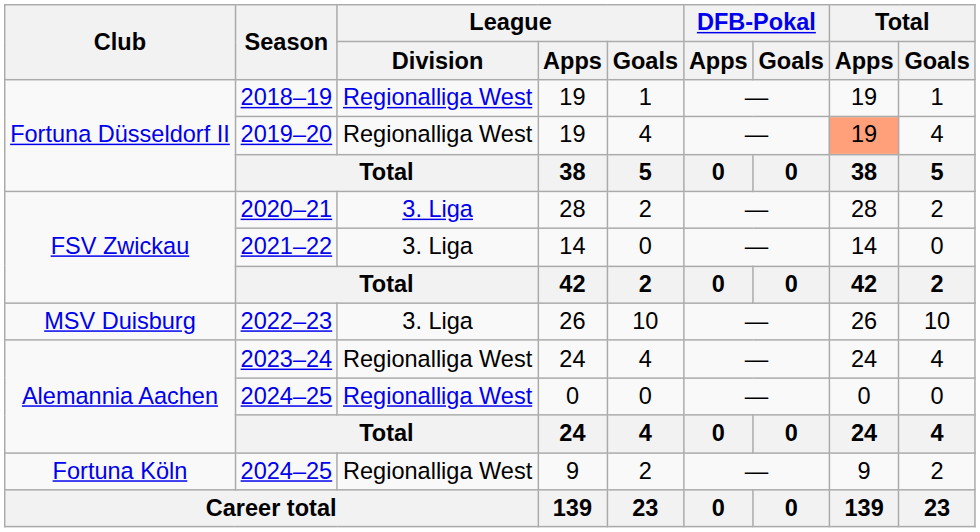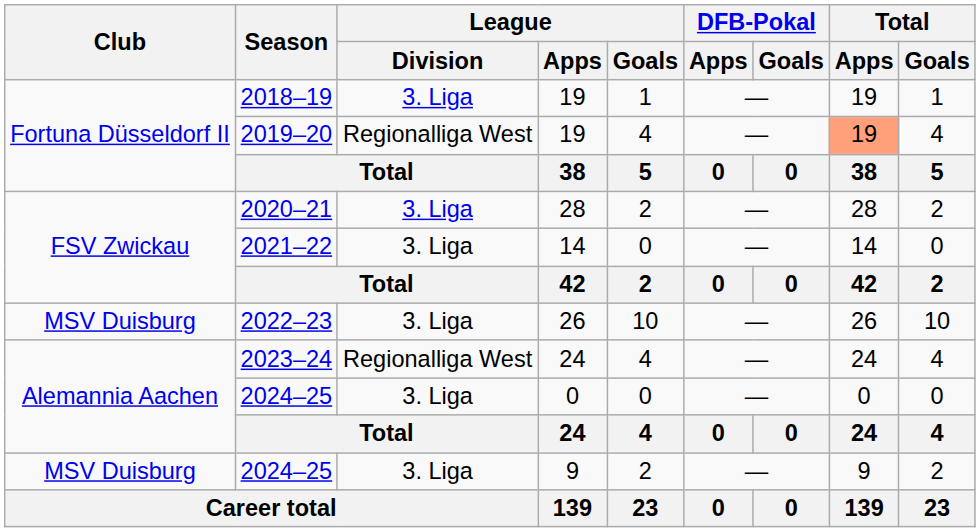(438, 97) Regionalliga West -> (438, 97) 3. Liga
(438, 396) Regionalliga West -> (438, 396) 3. Liga
(120, 470) Fortuna Köln -> (120, 470) MSV Duisburg
(438, 470) Regionalliga West -> (438, 470) 3. Liga
